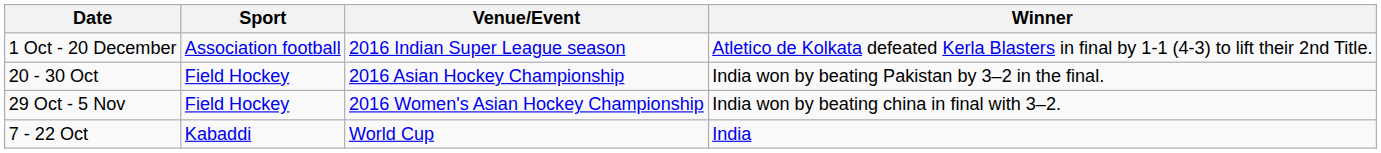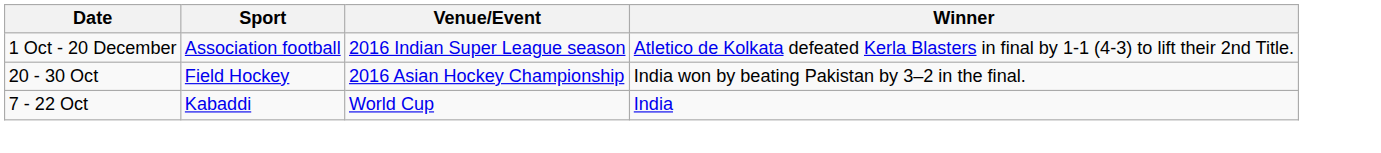- row: (67, 104)
